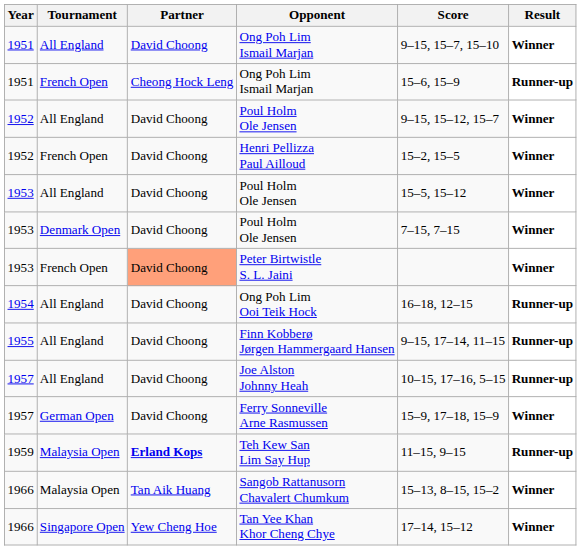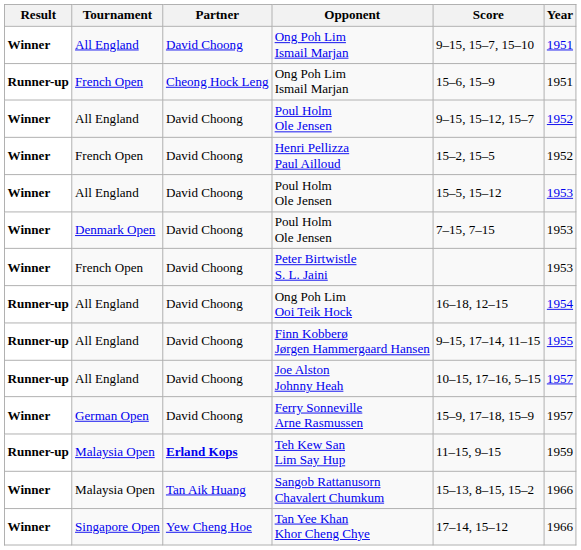columns swapped: (21, 15) <-> (542, 15)
(169, 267) lightsalmon background -> (204, 267) no background
